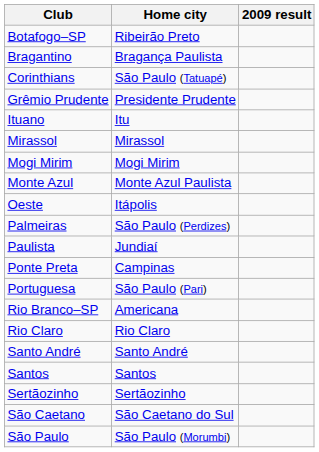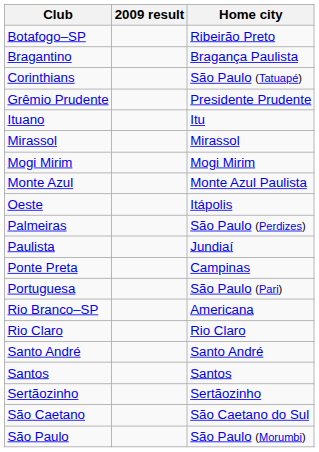columns swapped: (175, 15) <-> (277, 15)
